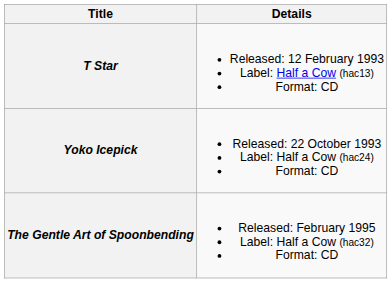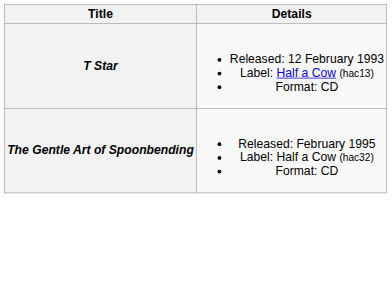- row: (101, 150)
